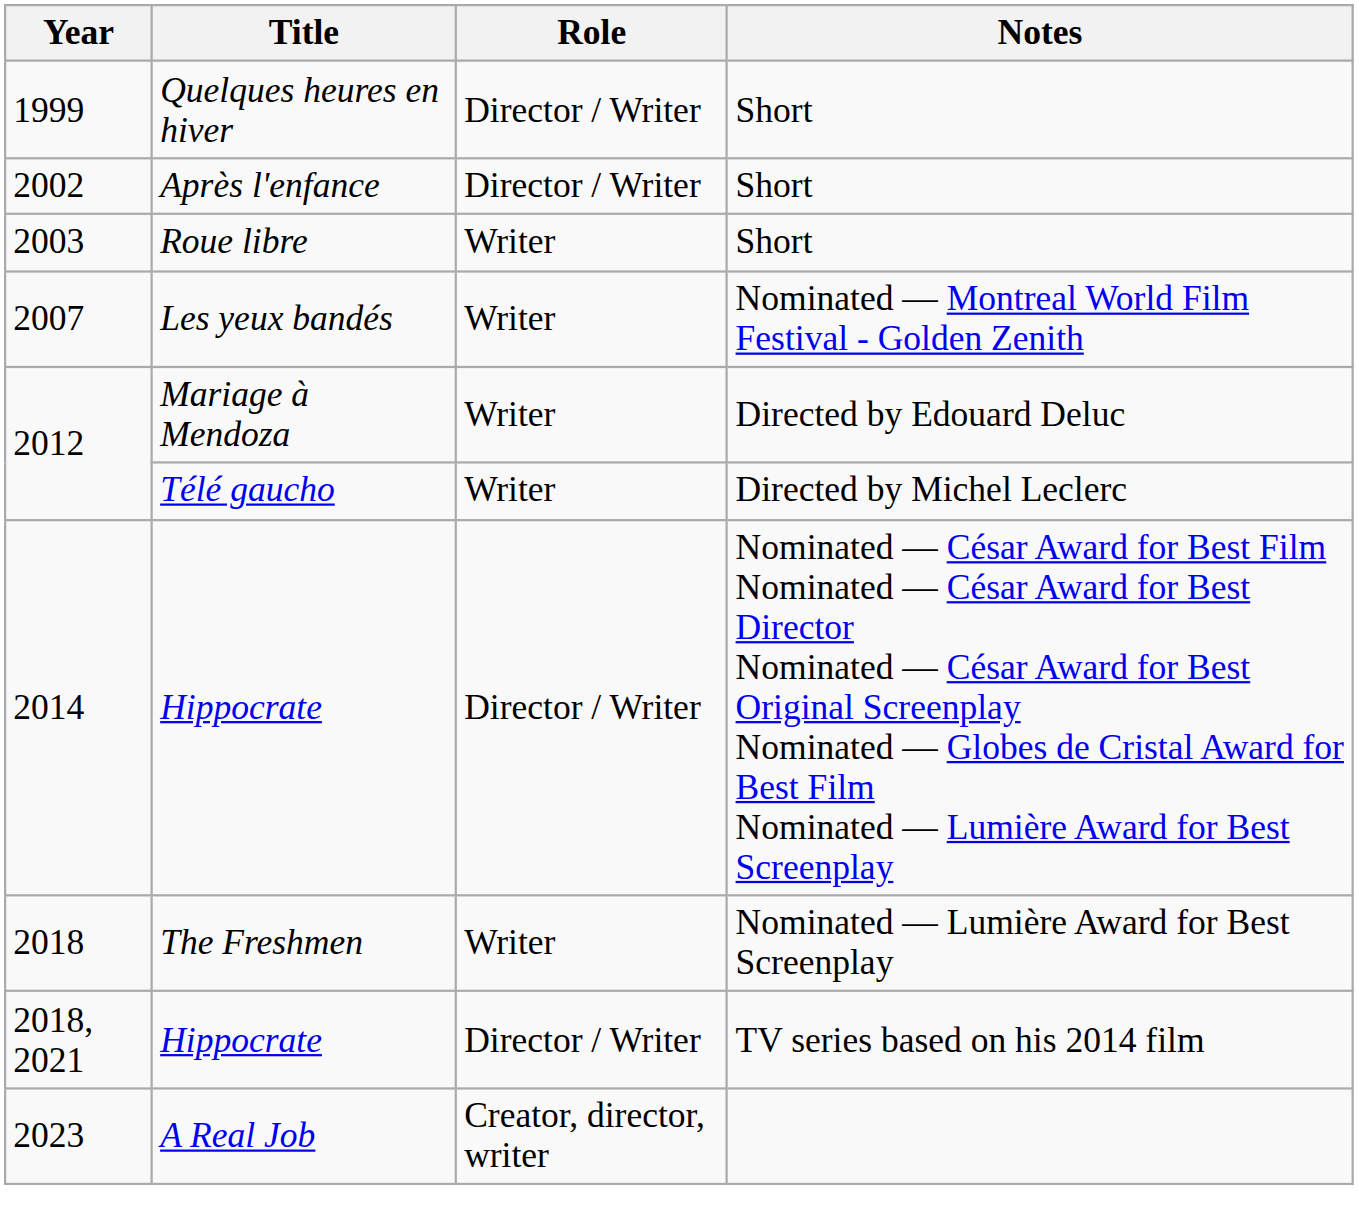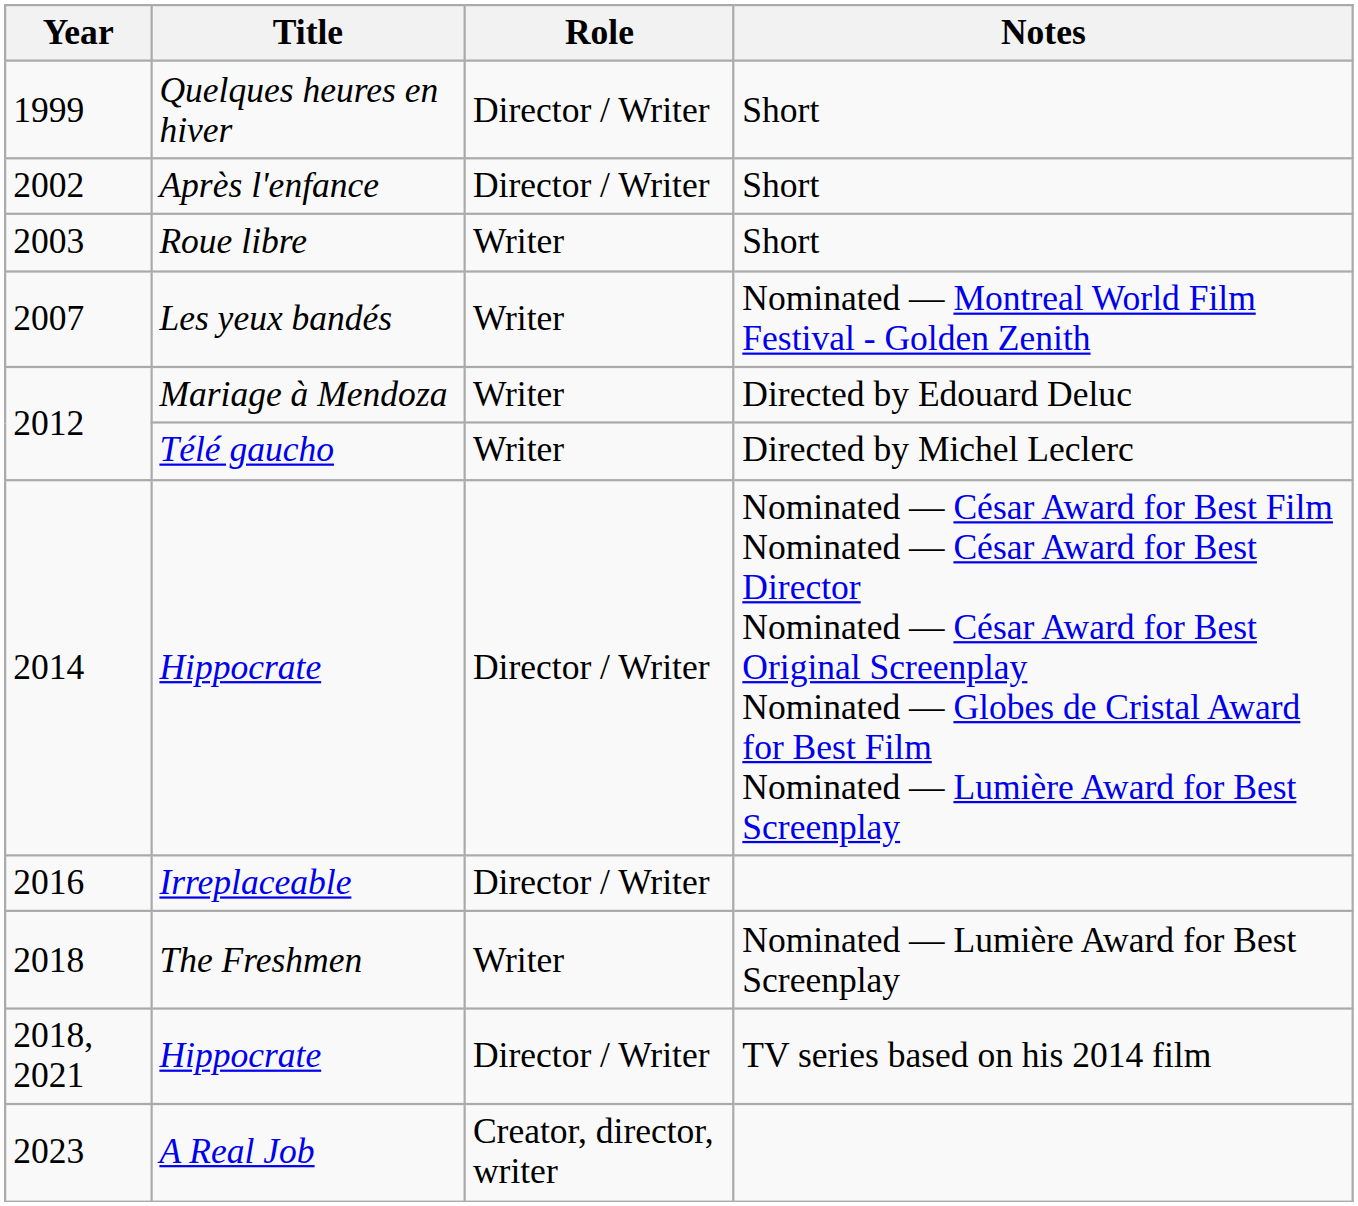+ row: (49, 882)
